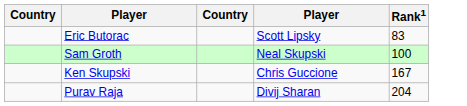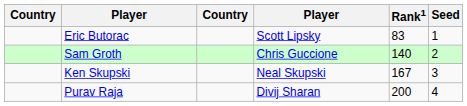+ column: (446, 15)
(291, 54) Neal Skupski -> (297, 54) Chris Guccione
(401, 54) 100 -> (401, 54) 140
(297, 73) Chris Guccione -> (291, 73) Neal Skupski
(401, 92) 204 -> (401, 92) 200
